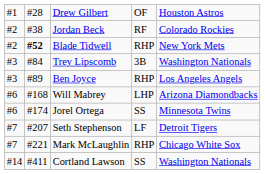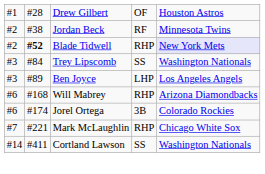(196, 29) Colorado Rockies -> (195, 29) Minnesota Twins
(192, 45) no background -> (192, 45) lavender background
(140, 62) 3B -> (140, 62) SS
(144, 78) RHP -> (144, 78) LHP
(144, 95) LHP -> (144, 95) RHP
(140, 111) SS -> (140, 111) 3B
(195, 111) Minnesota Twins -> (196, 111) Colorado Rockies
- row: (87, 128)
